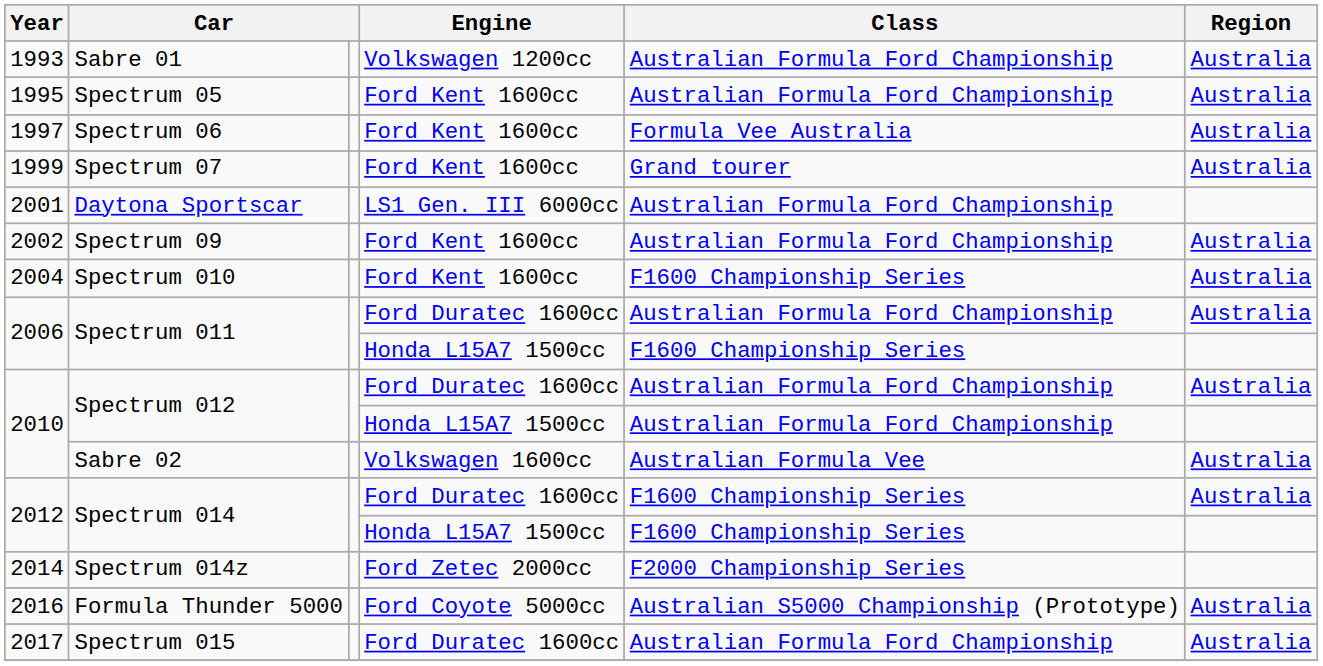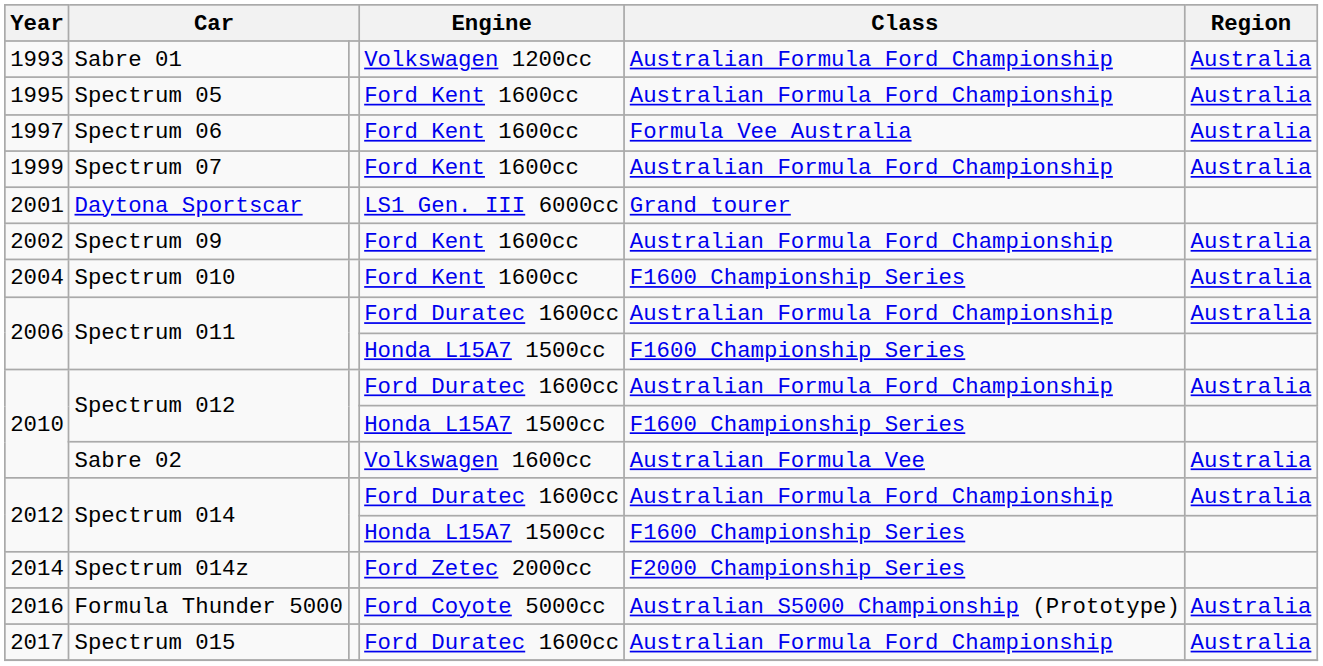(710, 169) Grand tourer -> (871, 169) Australian Formula Ford Championship
(871, 205) Australian Formula Ford Championship -> (710, 205) Grand tourer
(871, 424) Australian Formula Ford Championship -> (798, 424) F1600 Championship Series
(798, 497) F1600 Championship Series -> (871, 497) Australian Formula Ford Championship
